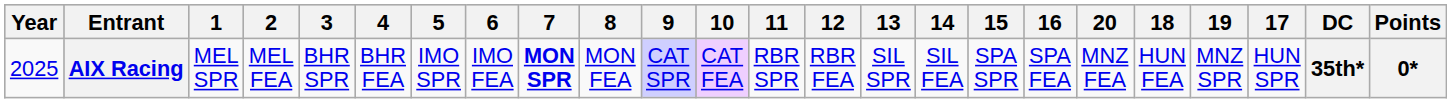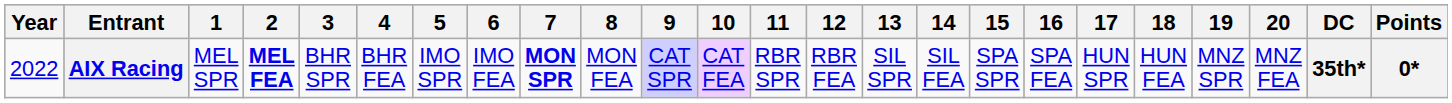columns swapped: (1277, 22) <-> (1105, 22)
(34, 68) 2025 -> (34, 68) 2022
(271, 68) normal -> (272, 68) bold
